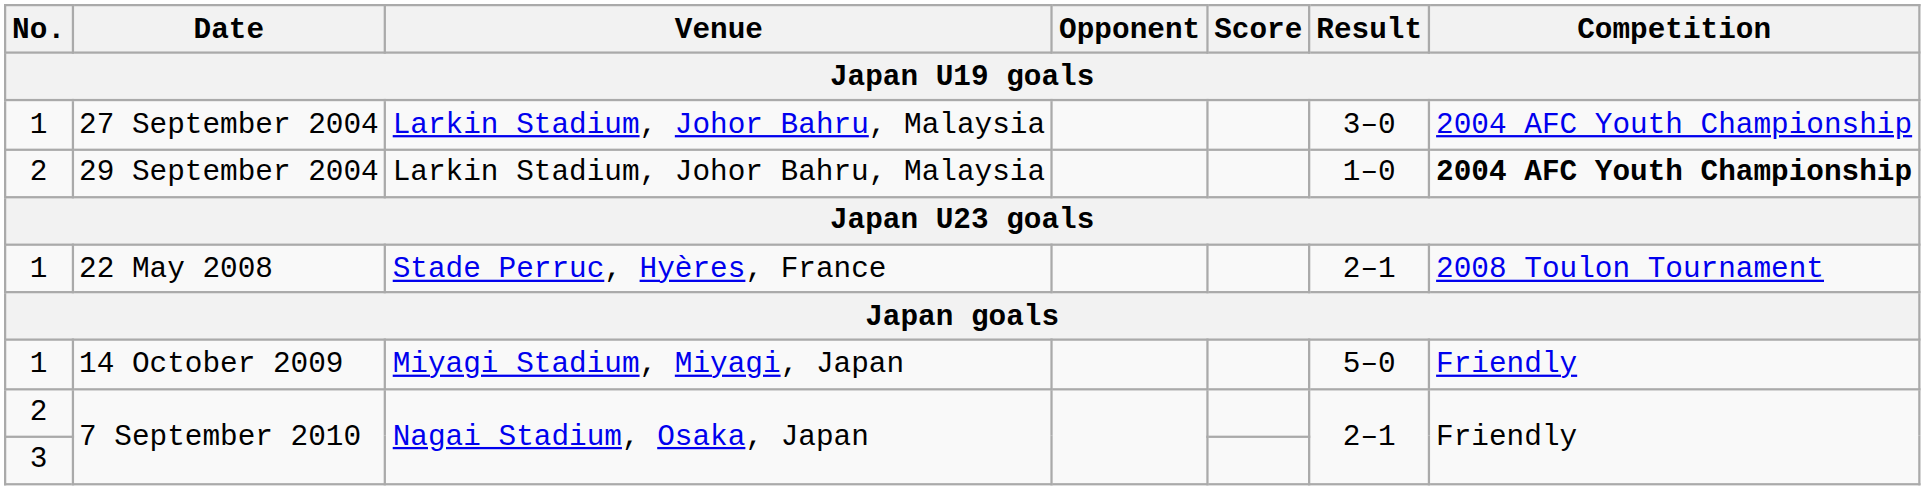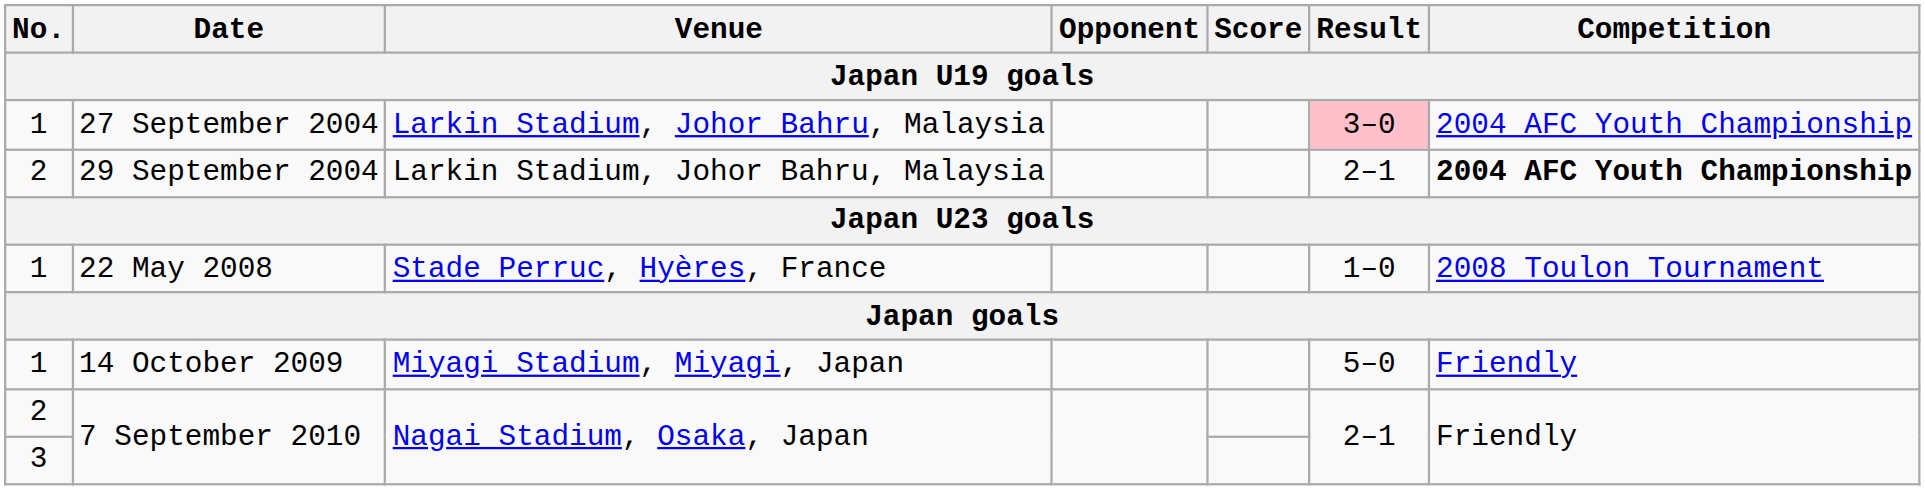(1369, 125) no background -> (1369, 125) pink background
(1369, 173) 1–0 -> (1369, 173) 2–1
(1369, 268) 2–1 -> (1369, 268) 1–0
